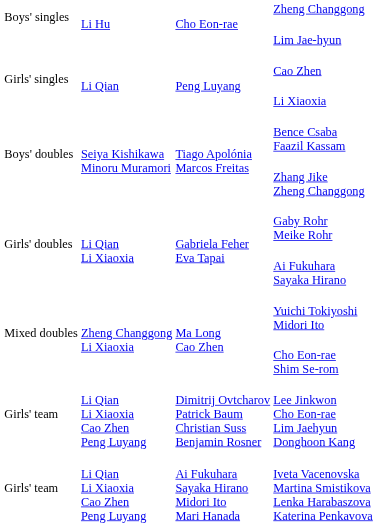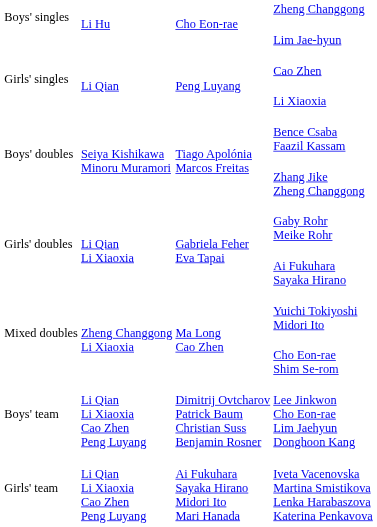(31, 414) Girls' team -> (32, 414) Boys' team
